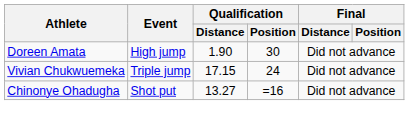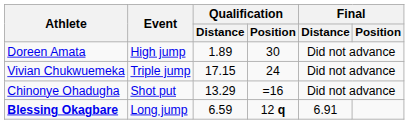(220, 52) 1.90 -> (220, 52) 1.89
(220, 91) 13.27 -> (220, 91) 13.29
+ row: (63, 110)
